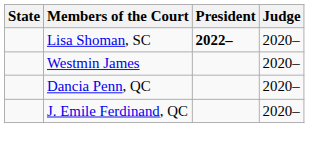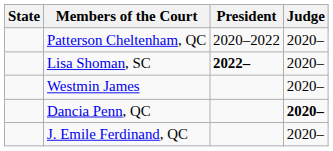+ row: (127, 39)
(281, 87) normal -> (305, 110) bold
